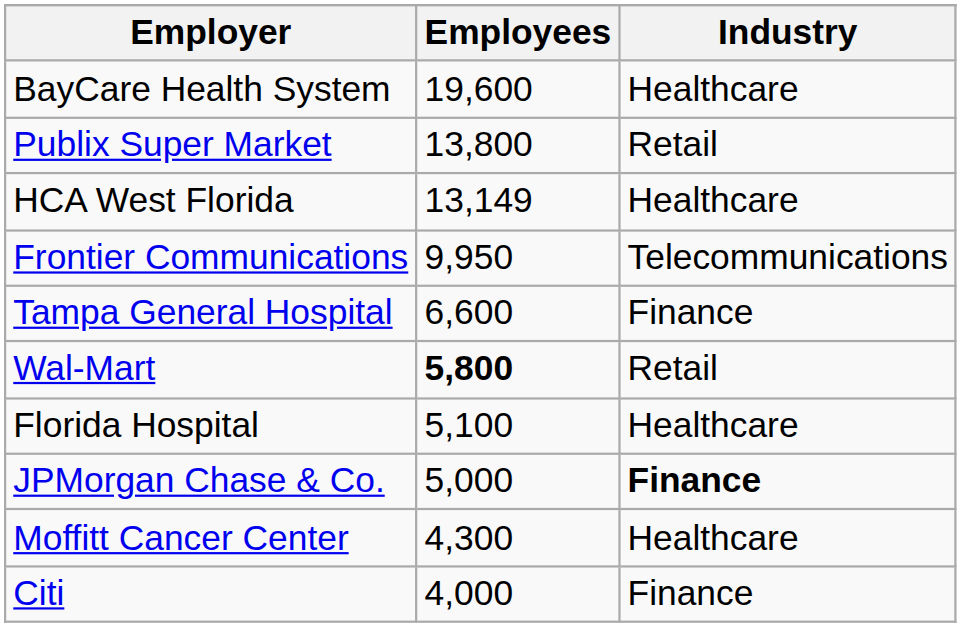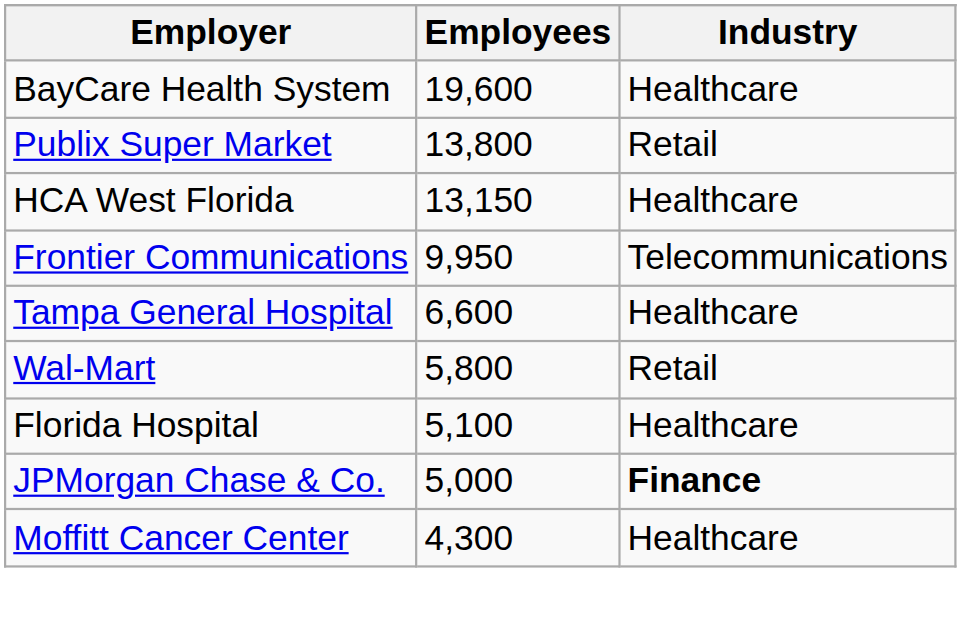(479, 200) 13,149 -> (479, 200) 13,150
(690, 312) Finance -> (713, 312) Healthcare
(469, 369) bold -> (469, 369) normal
- row: (39, 593)
